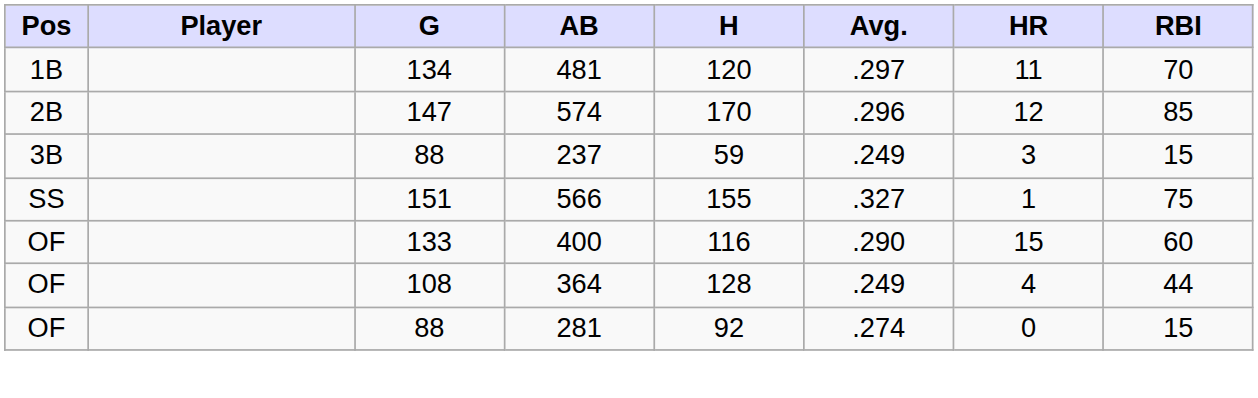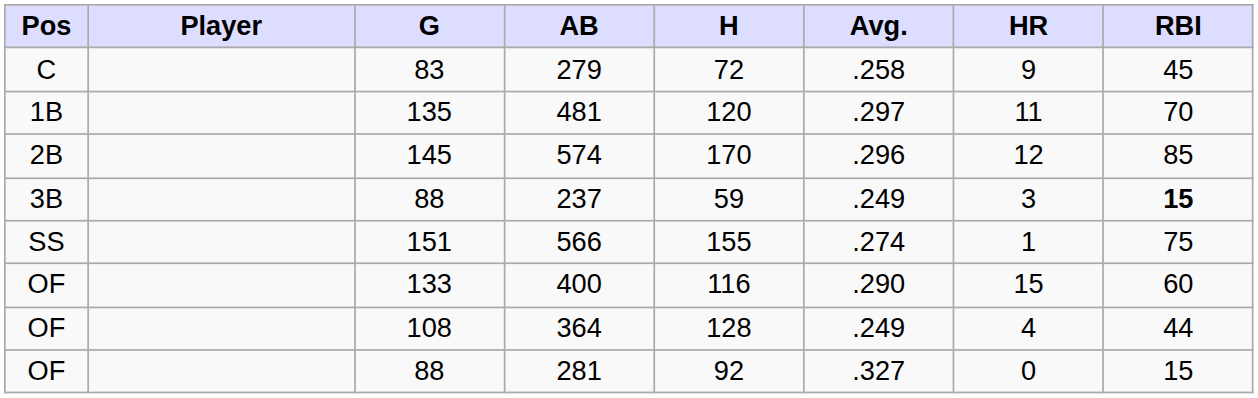+ row: (579, 69)
(429, 69) 134 -> (429, 112) 135
(429, 112) 147 -> (429, 155) 145
(1178, 155) normal -> (1178, 198) bold
(879, 198) .327 -> (879, 241) .274
(879, 328) .274 -> (879, 371) .327
